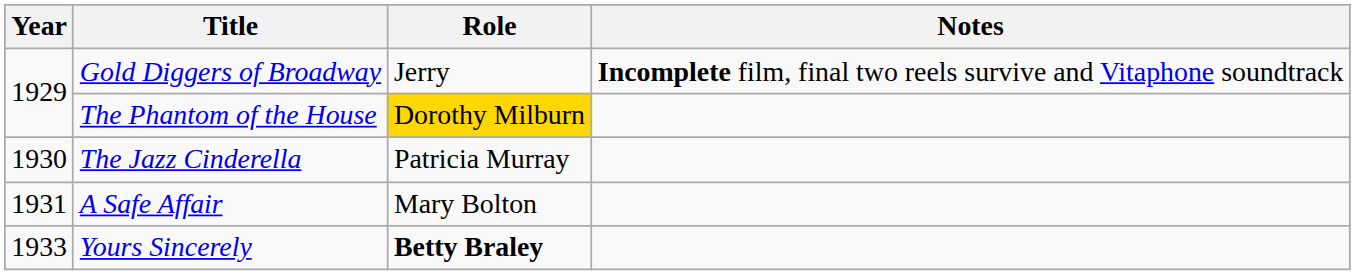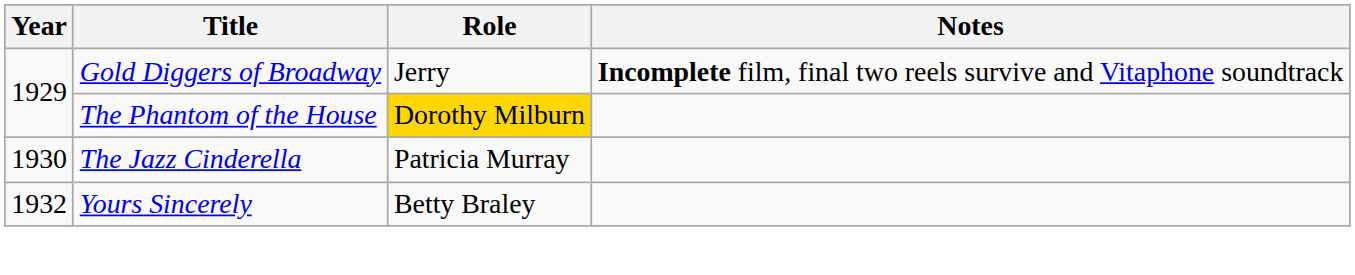- row: (151, 203)
(39, 247) 1933 -> (39, 203) 1932
(469, 247) bold -> (465, 203) normal
